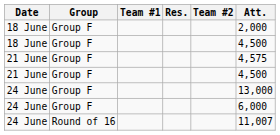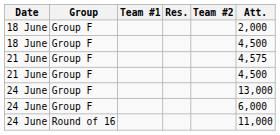(255, 122) 11,007 -> (255, 122) 11,000
